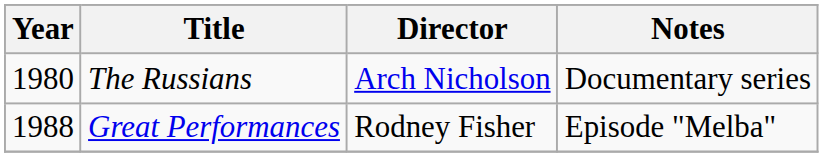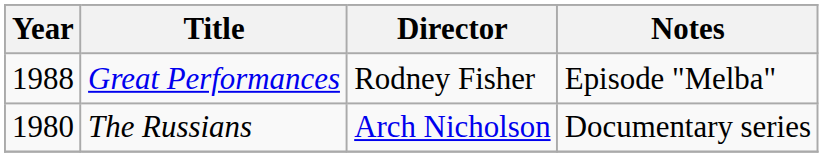rows swapped: (170, 77) <-> (214, 126)
